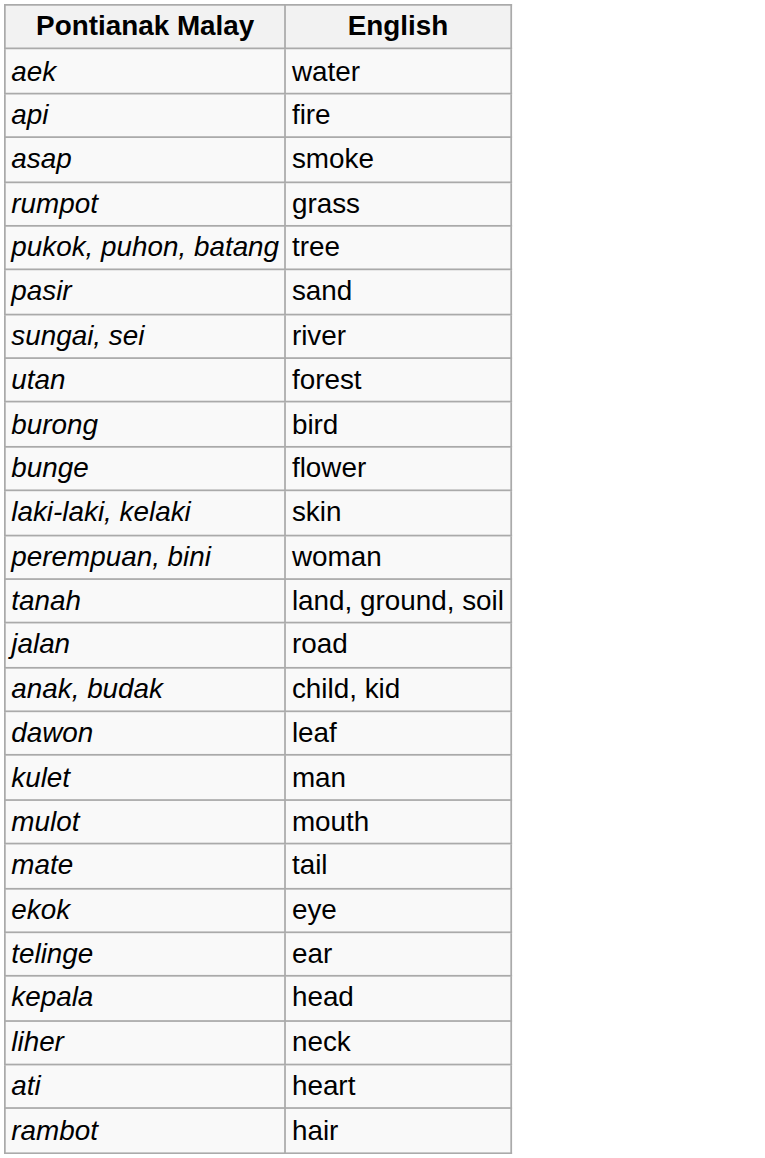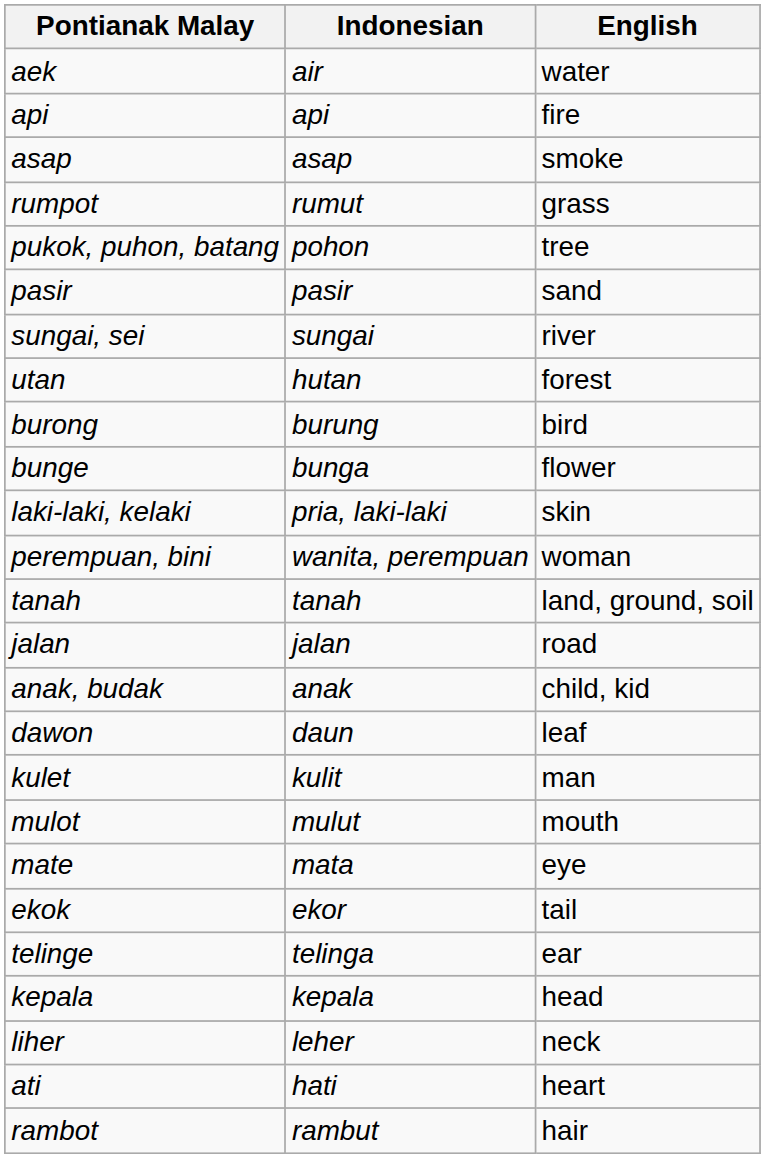+ column: (410, 26)
(310, 865) tail -> (564, 865) eye
(314, 909) eye -> (559, 909) tail
